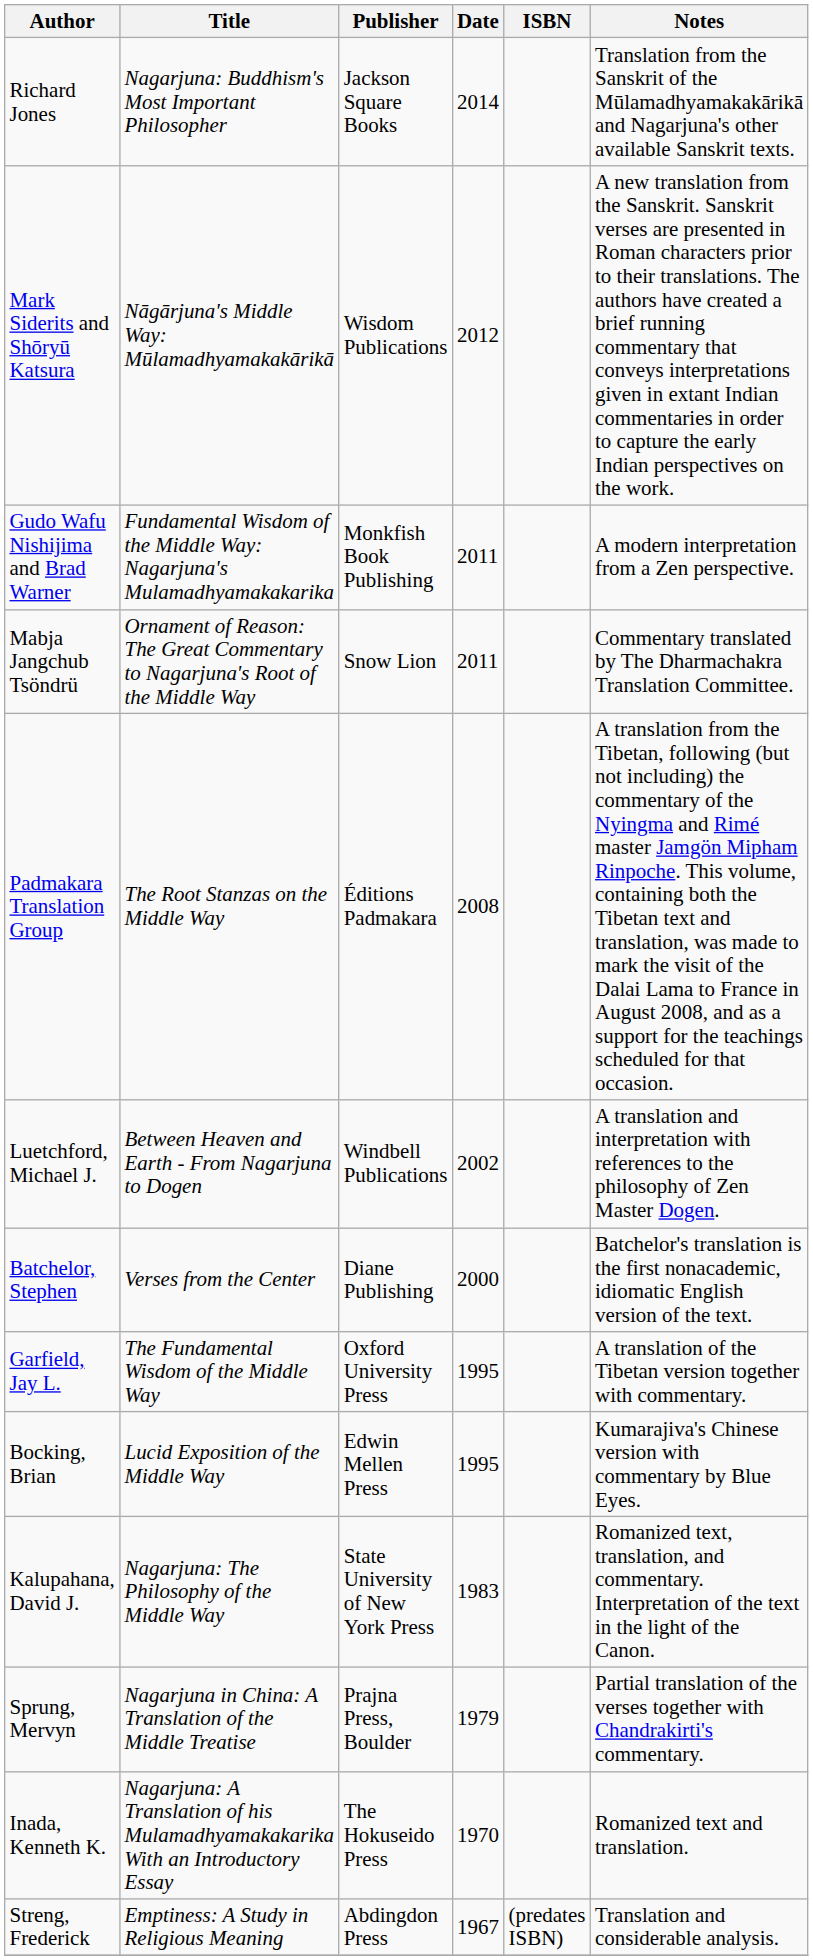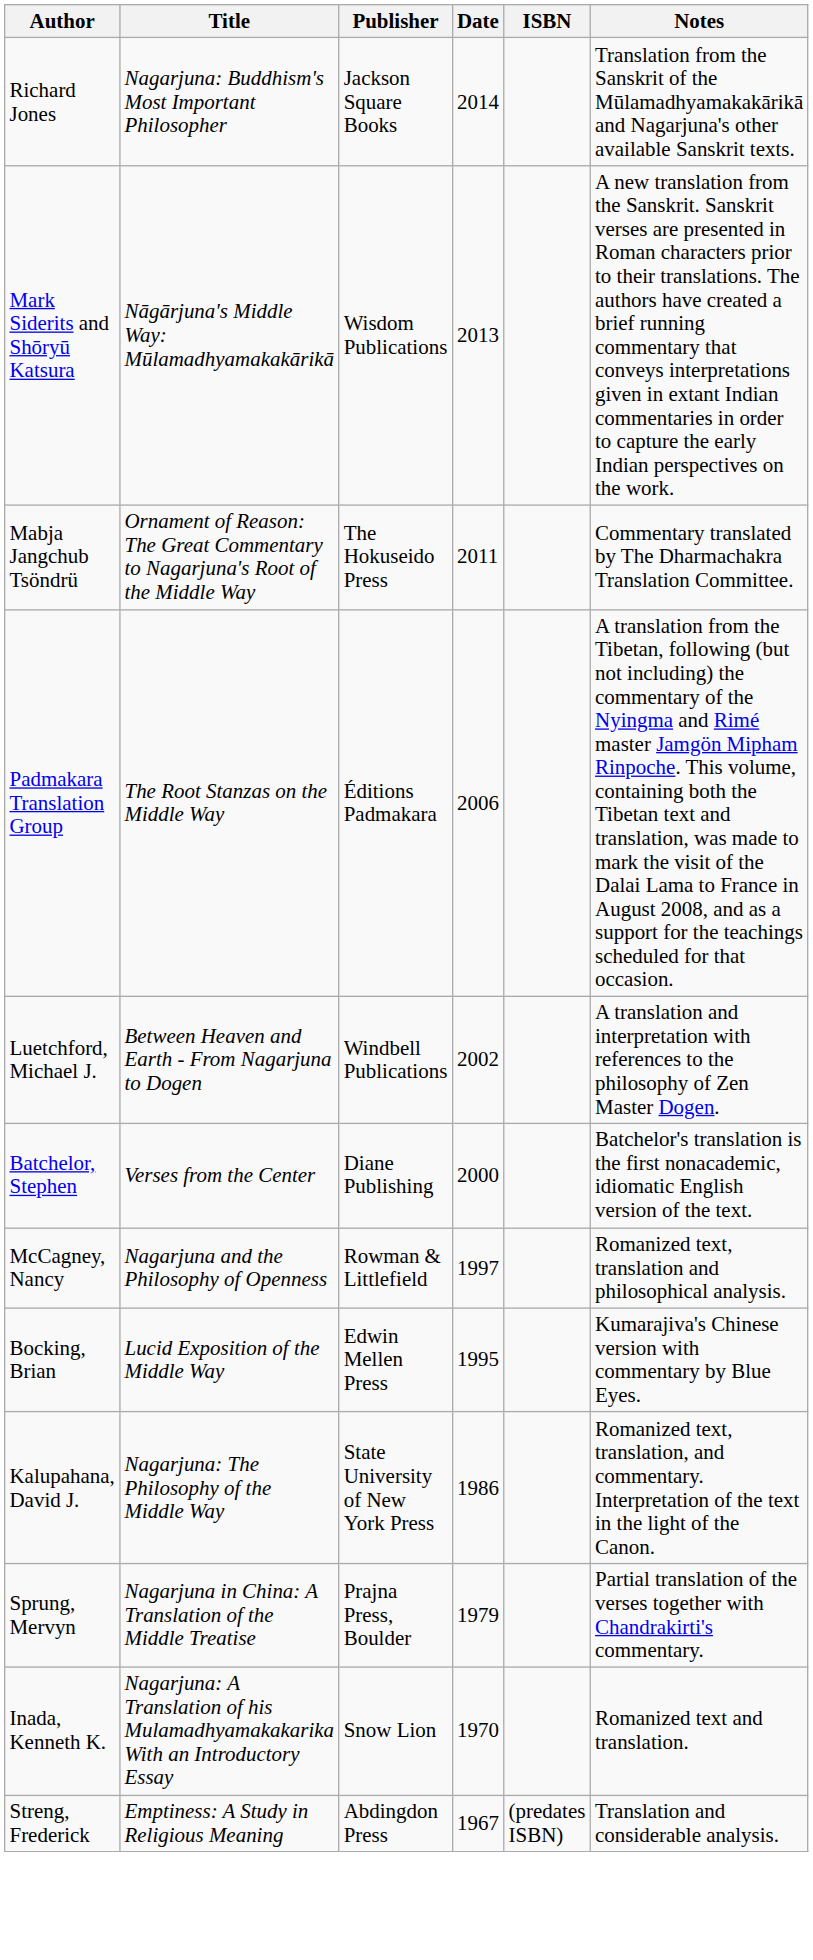(478, 335) 2012 -> (478, 335) 2013
- row: (58, 557)
(390, 661) Snow Lion -> (389, 557) The Hokuseido Press
(478, 906) 2008 -> (478, 802) 2006
+ row: (57, 1267)
- row: (47, 1371)
(478, 1591) 1983 -> (478, 1487) 1986
(389, 1834) The Hokuseido Press -> (390, 1730) Snow Lion
